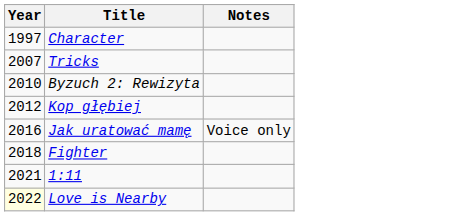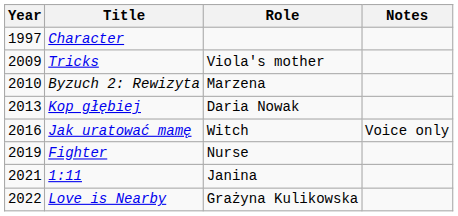+ column: (282, 16)
(25, 62) 2007 -> (25, 62) 2009
(25, 108) 2012 -> (25, 108) 2013
(25, 153) 2018 -> (25, 153) 2019
(25, 199) lightyellow background -> (25, 199) no background
